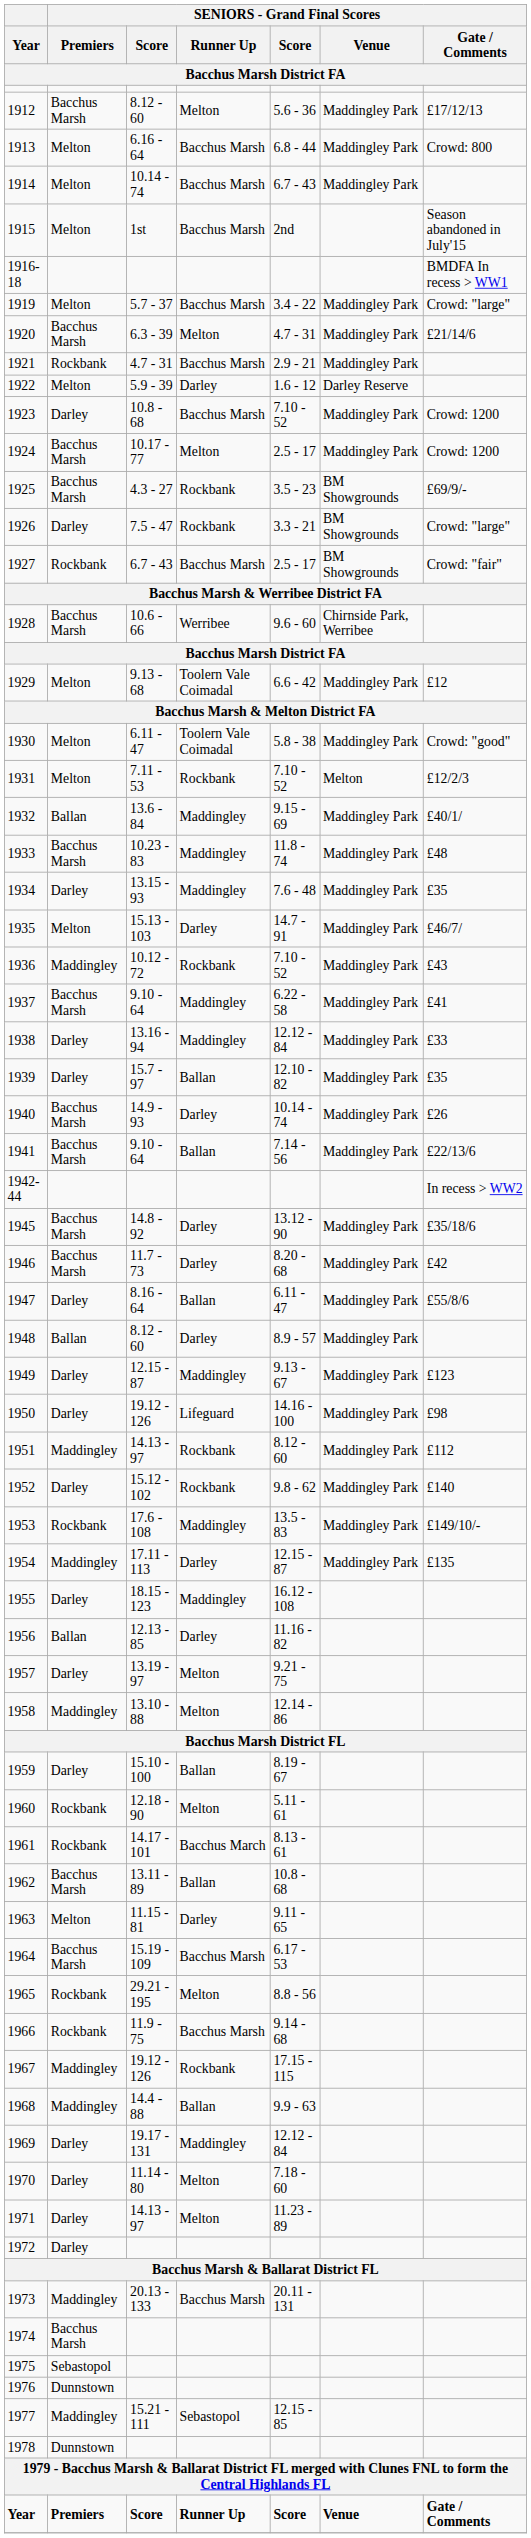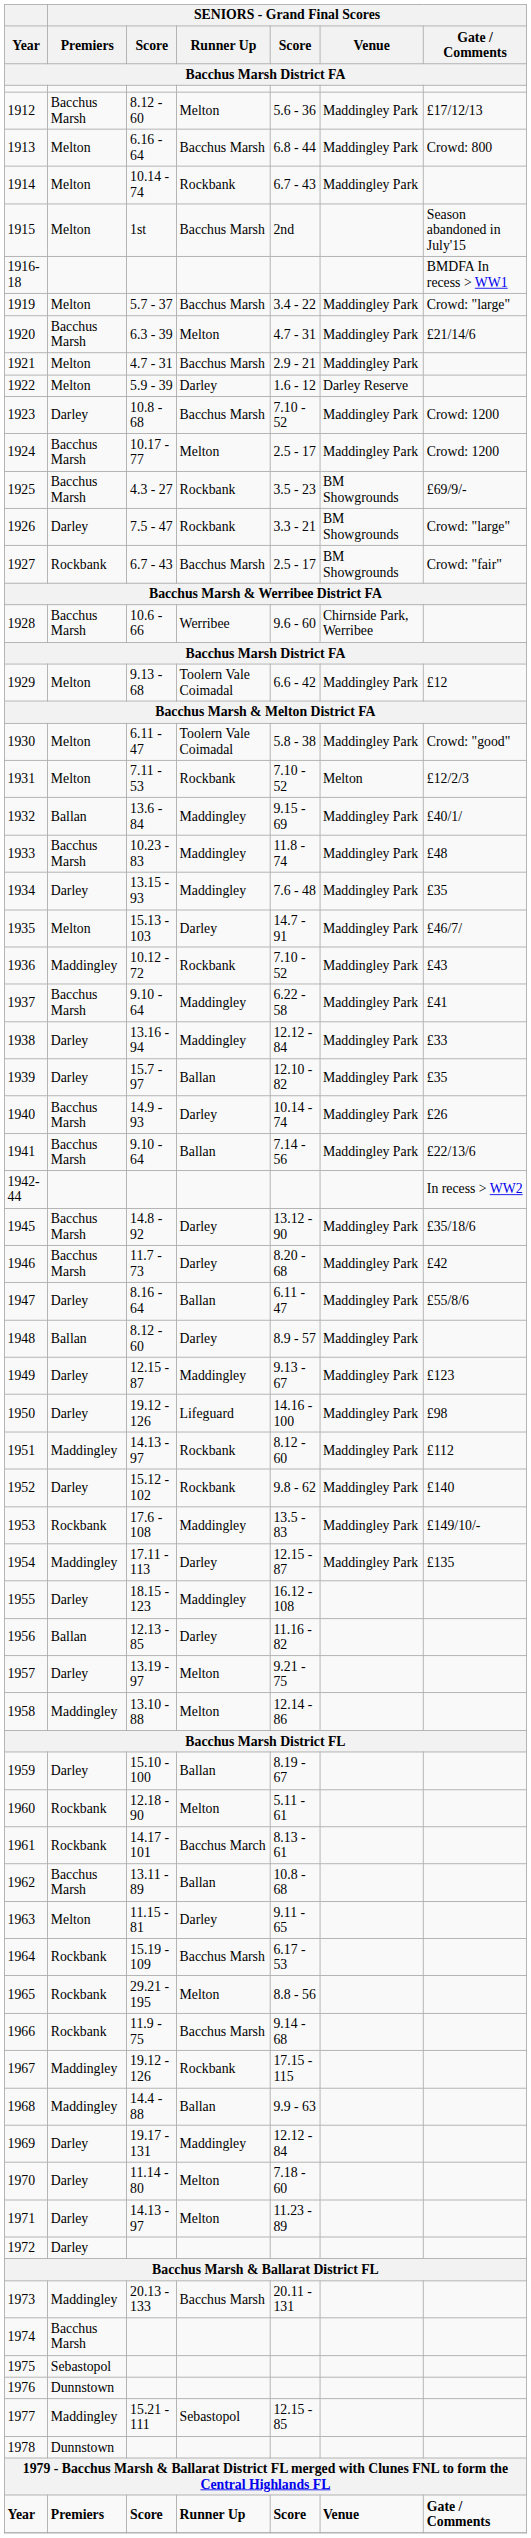(222, 185) Bacchus Marsh -> (208, 185) Rockbank
(79, 363) Rockbank -> (71, 363) Melton
(74, 1957) Bacchus Marsh -> (79, 1957) Rockbank
